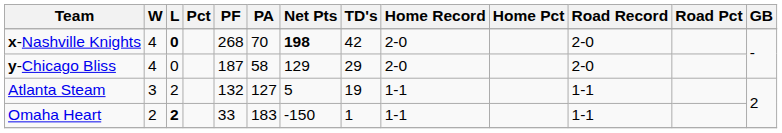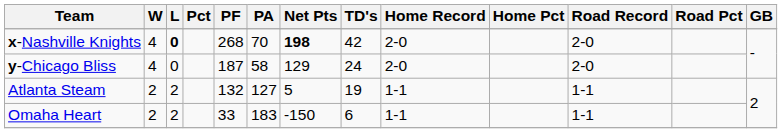(353, 66) 29 -> (353, 66) 24
(152, 90) 3 -> (152, 90) 2
(174, 115) bold -> (174, 115) normal
(349, 115) 1 -> (349, 115) 6
